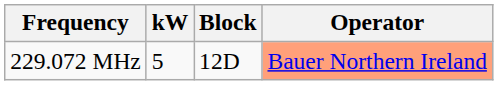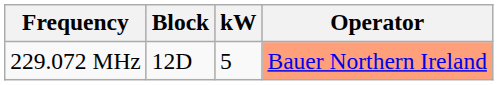columns swapped: (228, 23) <-> (170, 23)
